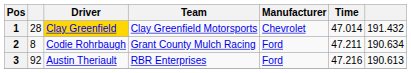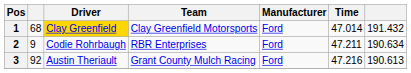(36, 29) 28 -> (36, 29) 68
(284, 29) Chevrolet -> (273, 29) Ford
(33, 45) 8 -> (33, 45) 9
(193, 45) Grant County Mulch Racing -> (169, 45) RBR Enterprises
(169, 61) RBR Enterprises -> (193, 61) Grant County Mulch Racing
